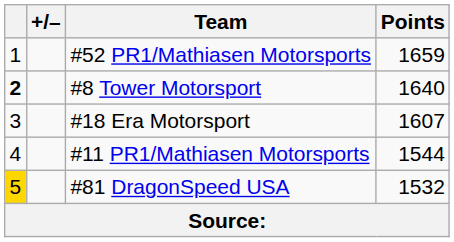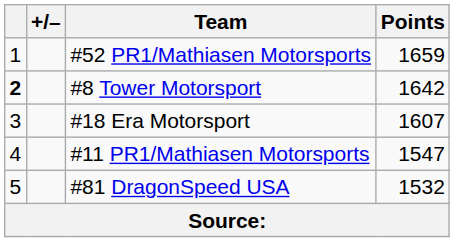(422, 88) 1640 -> (422, 88) 1642
(422, 154) 1544 -> (422, 154) 1547
(15, 188) gold background -> (15, 188) no background
